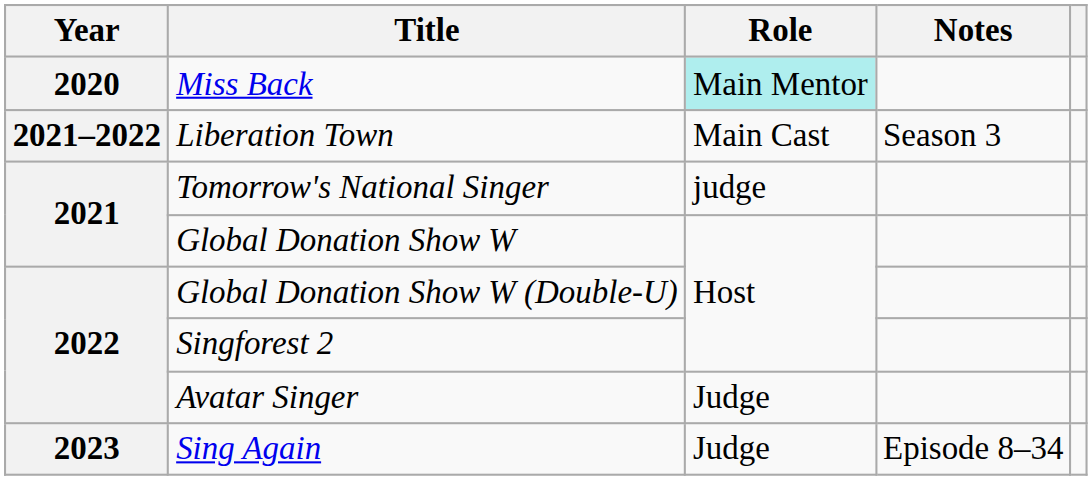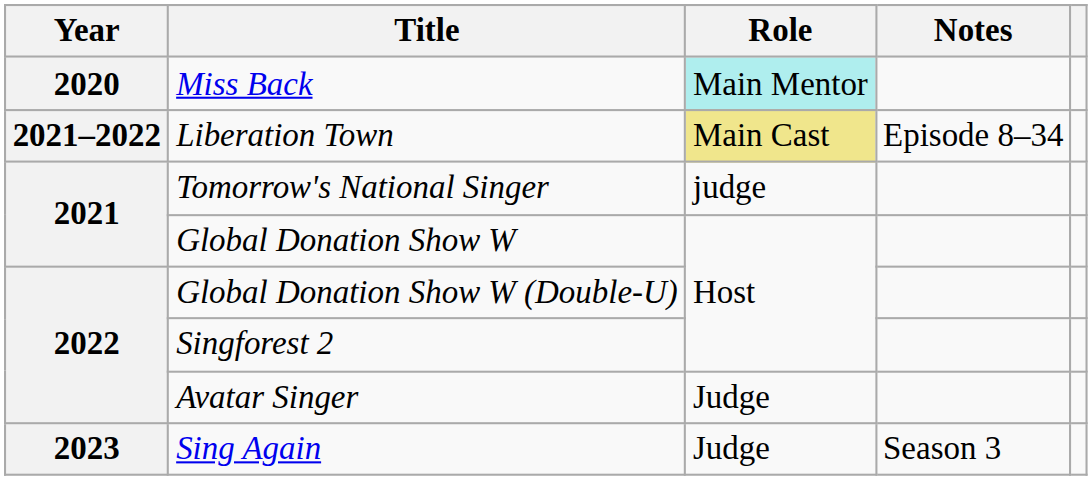(761, 135) no background -> (761, 135) khaki background
(942, 135) Season 3 -> (973, 135) Episode 8–34
(973, 448) Episode 8–34 -> (942, 448) Season 3
